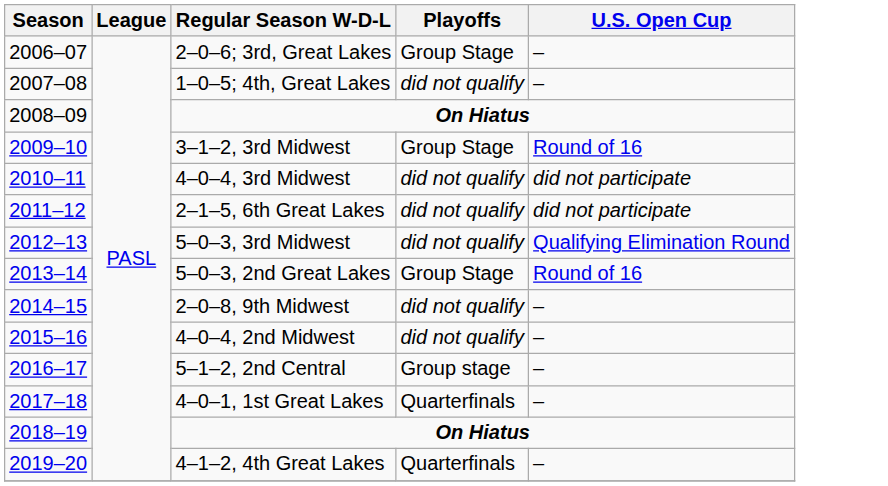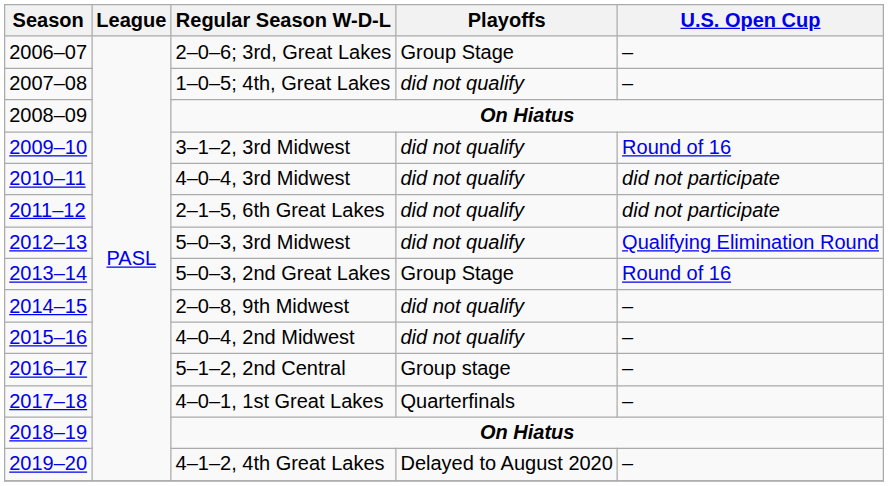(457, 147) Group Stage -> (462, 147) did not qualify
(458, 464) Quarterfinals -> (507, 464) Delayed to August 2020
